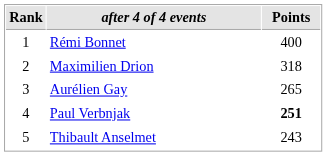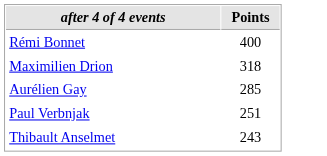- column: (26, 17)
(291, 90) 265 -> (250, 90) 285
(291, 114) bold -> (250, 114) normal
